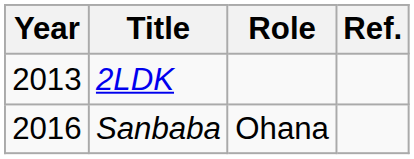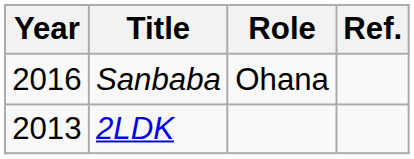rows swapped: (135, 78) <-> (158, 128)
